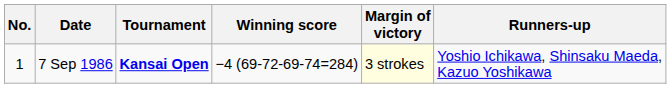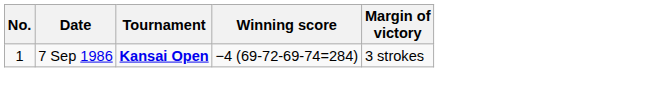- column: (550, 24)
(394, 64) lightyellow background -> (394, 56) no background
